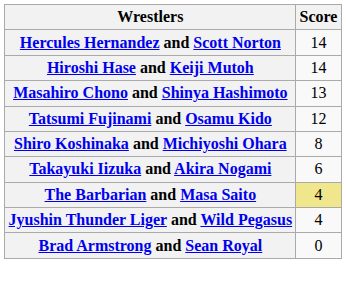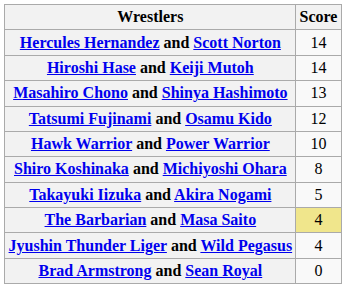+ row: (150, 144)
(318, 169) 6 -> (318, 194) 5
